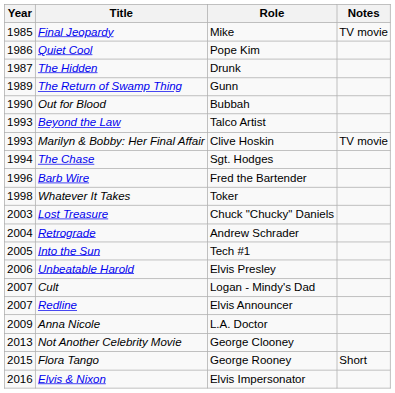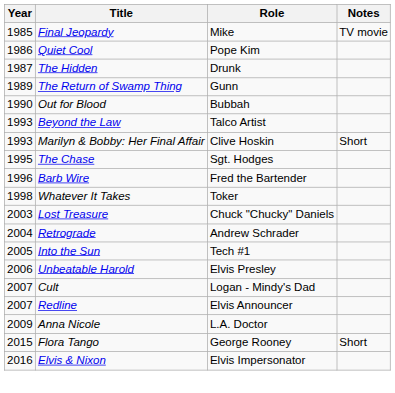(364, 141) TV movie -> (353, 141) Short
(20, 159) 1994 -> (20, 159) 1995
- row: (110, 342)
